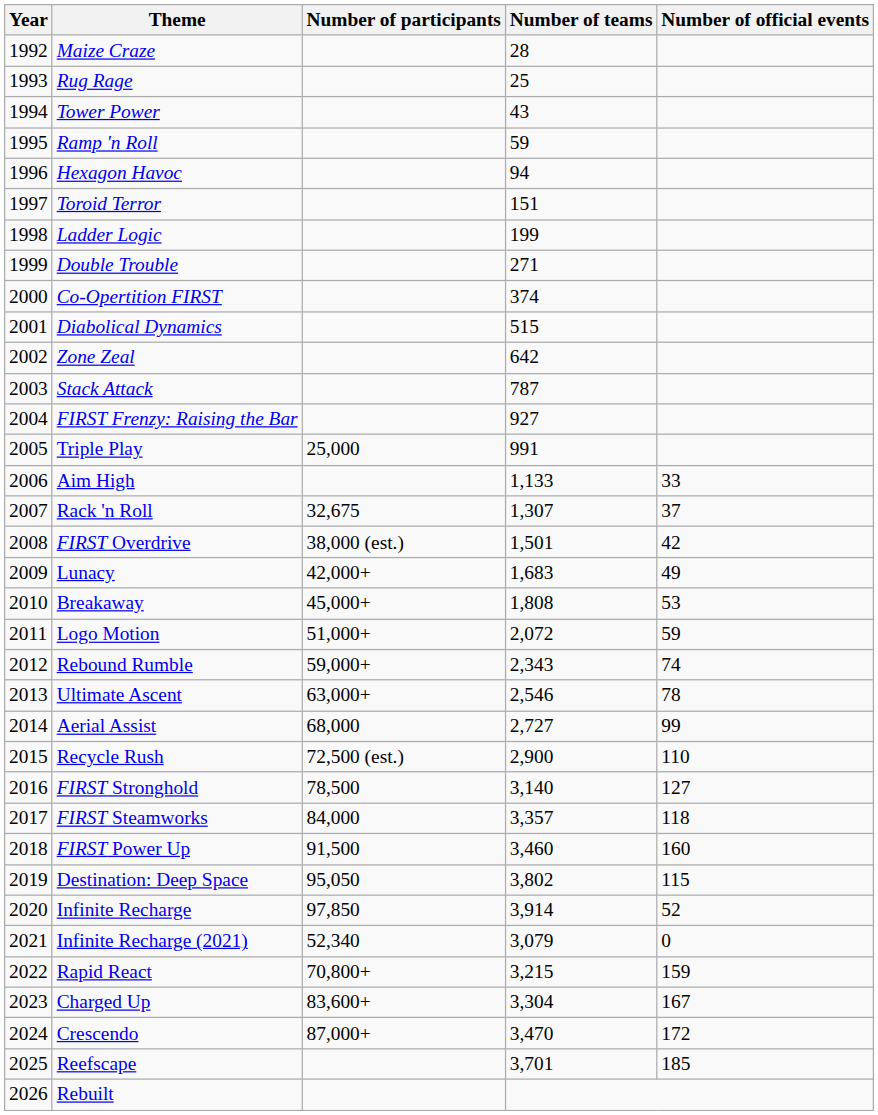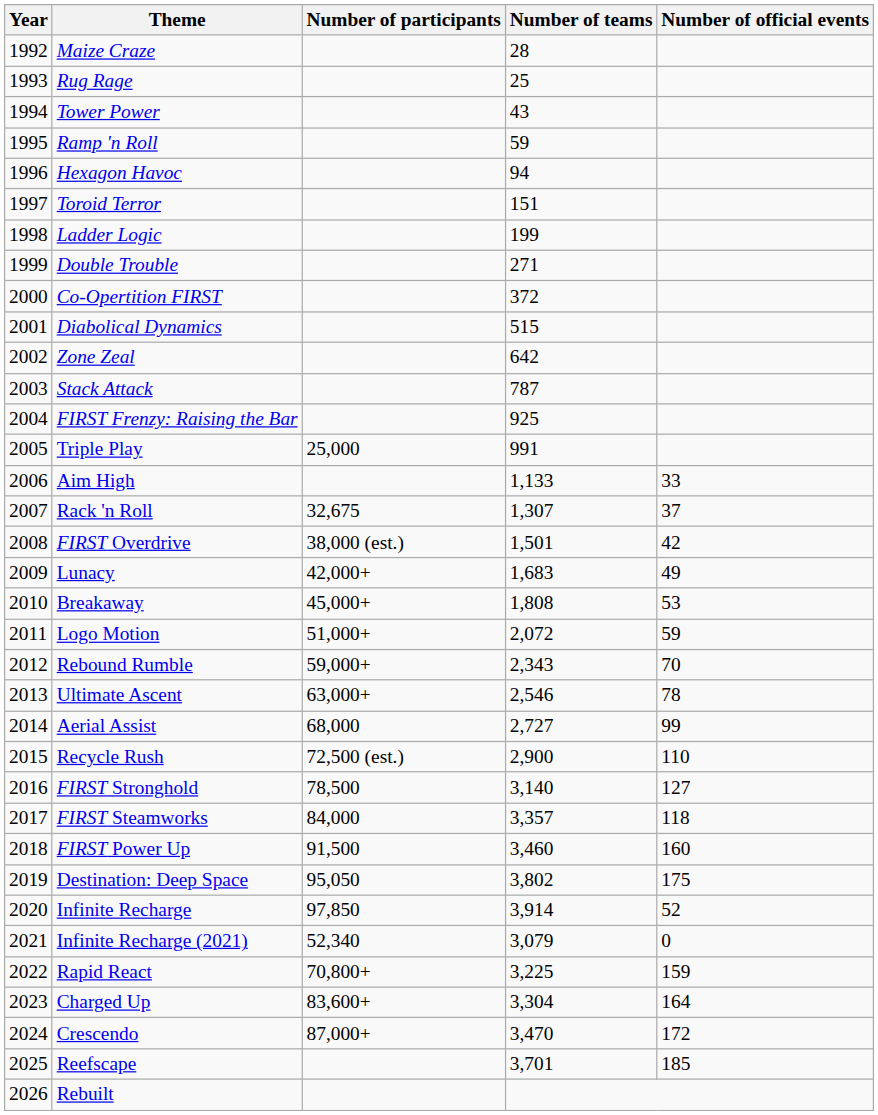(524, 296) 374 -> (524, 296) 372
(524, 419) 927 -> (524, 419) 925
(671, 664) 74 -> (671, 664) 70
(676, 879) 115 -> (676, 879) 175
(532, 971) 3,215 -> (532, 971) 3,225
(676, 1002) 167 -> (676, 1002) 164
